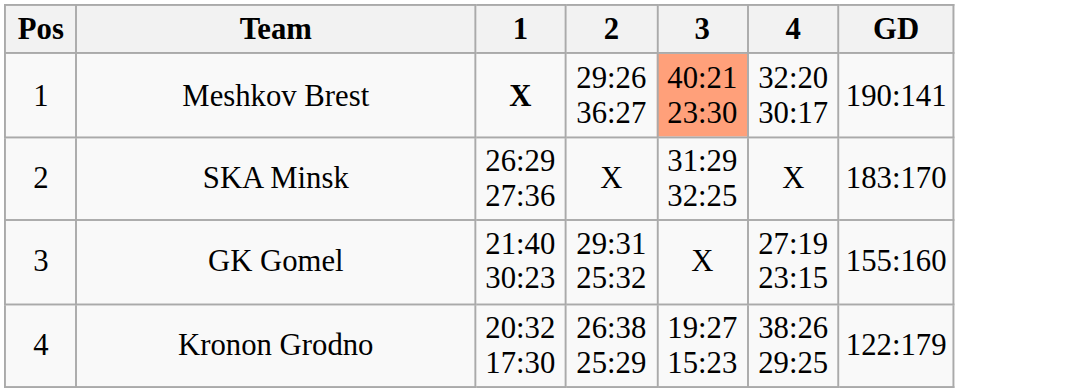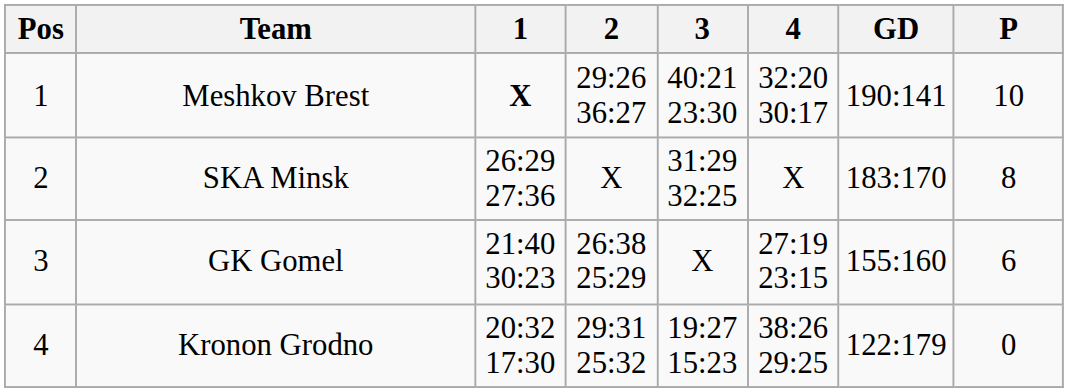+ column: (1009, 28)
(702, 94) lightsalmon background -> (702, 94) no background
(611, 261) 29:31 25:32 -> (611, 261) 26:38 25:29
(611, 344) 26:38 25:29 -> (611, 344) 29:31 25:32
